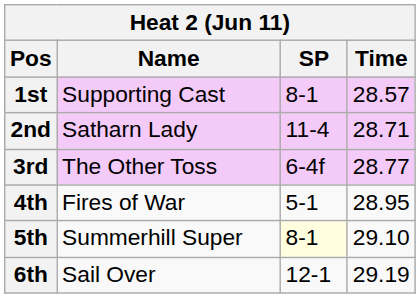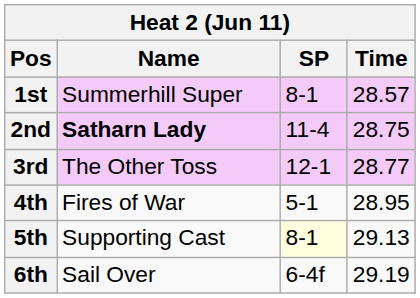(144, 94) Supporting Cast -> (152, 94) Summerhill Super
(130, 130) normal -> (134, 130) bold
(381, 130) 28.71 -> (381, 130) 28.75
(305, 166) 6-4f -> (308, 166) 12-1
(152, 238) Summerhill Super -> (144, 238) Supporting Cast
(381, 238) 29.10 -> (381, 238) 29.13
(308, 274) 12-1 -> (305, 274) 6-4f
